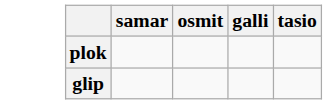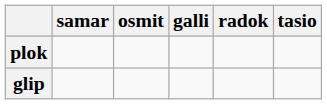+ column: (243, 20)
